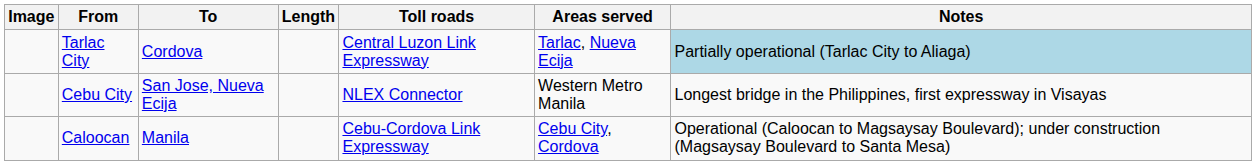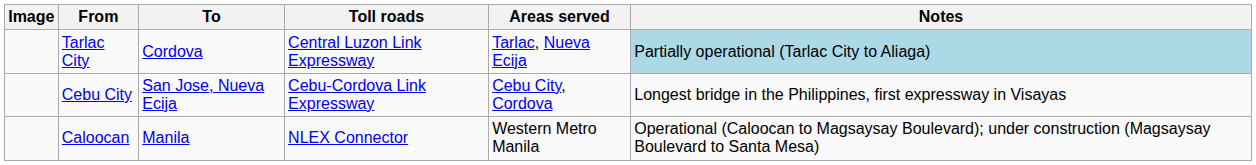- column: (308, 17)
(402, 94) NLEX Connector -> (357, 94) Cebu-Cordova Link Expressway
(590, 94) Western Metro Manila -> (529, 94) Cebu City, Cordova
(411, 138) Cebu-Cordova Link Expressway -> (348, 138) NLEX Connector
(575, 138) Cebu City, Cordova -> (544, 138) Western Metro Manila
